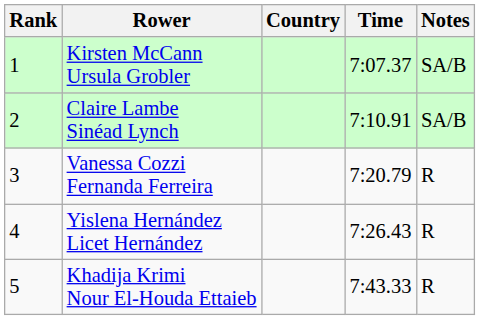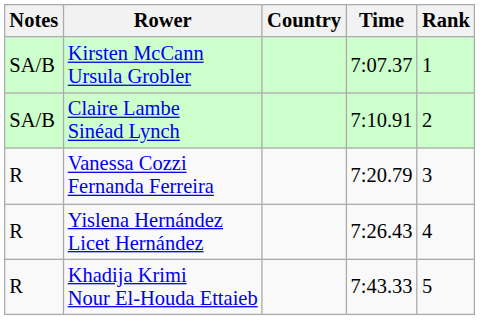columns swapped: (33, 20) <-> (445, 20)
